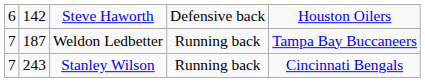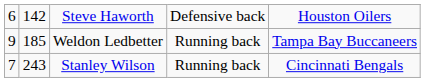(12, 41) 7 -> (12, 41) 9
(34, 41) 187 -> (34, 41) 185
